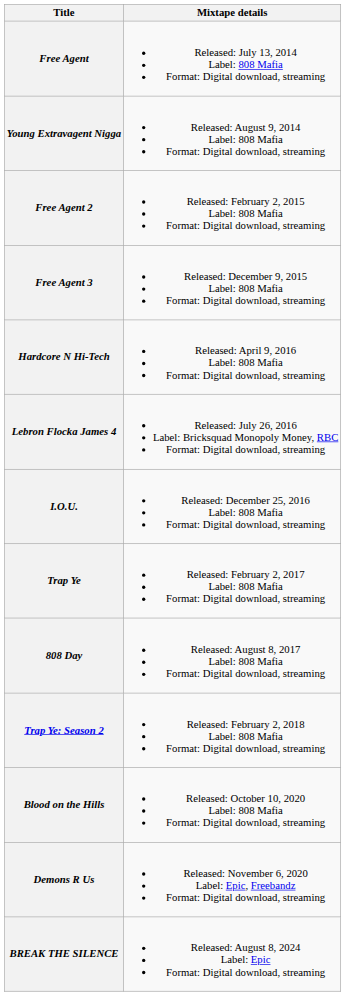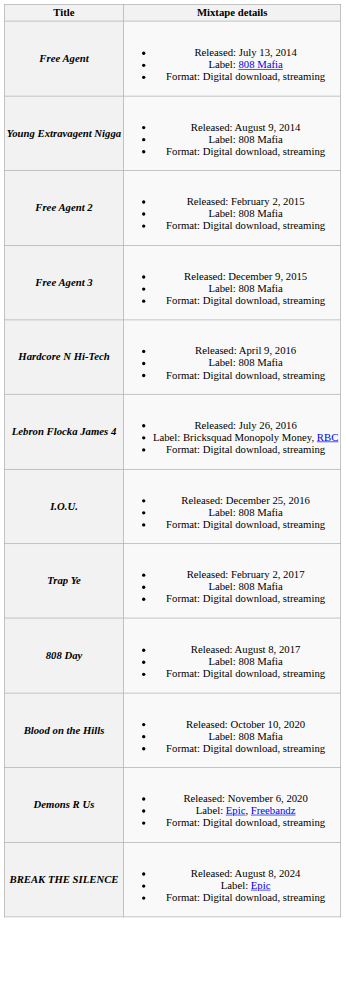- row: (64, 730)
